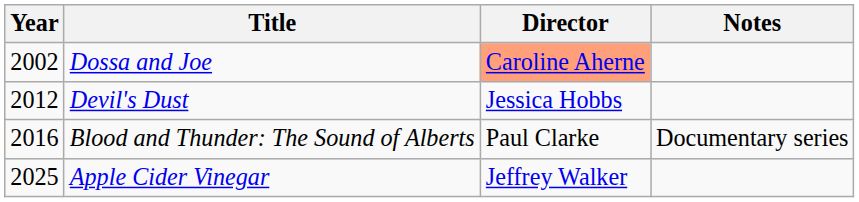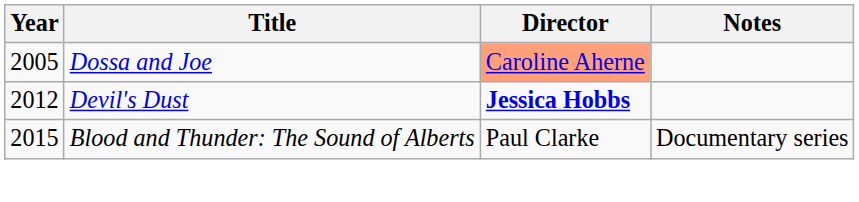(34, 61) 2002 -> (34, 61) 2005
(554, 100) normal -> (558, 100) bold
(34, 138) 2016 -> (34, 138) 2015
- row: (170, 176)
